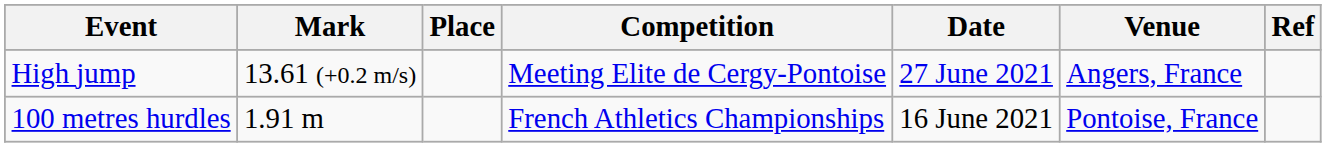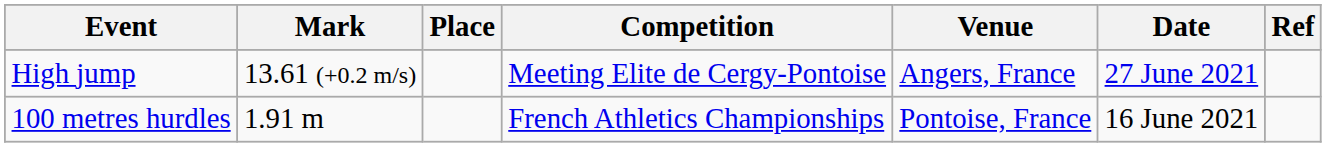columns swapped: (1162, 27) <-> (976, 27)
